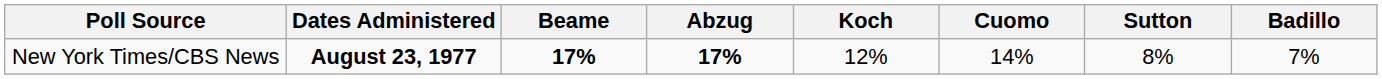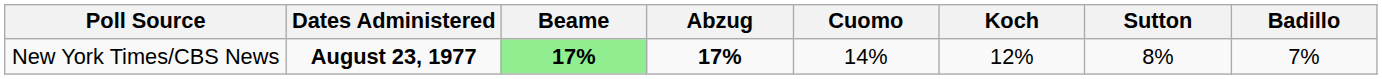columns swapped: (1012, 21) <-> (866, 21)
(574, 56) no background -> (574, 56) lightgreen background
